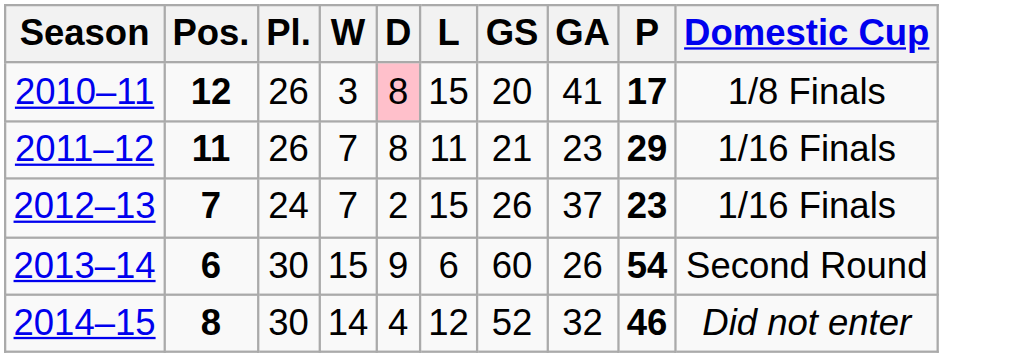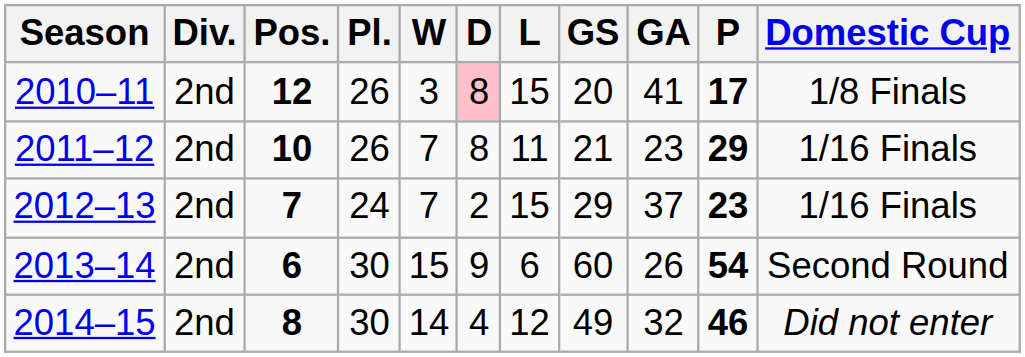+ column: (204, 33)
(211, 149) 11 -> (292, 149) 10
(512, 206) 26 -> (593, 206) 29
(512, 322) 52 -> (593, 322) 49
